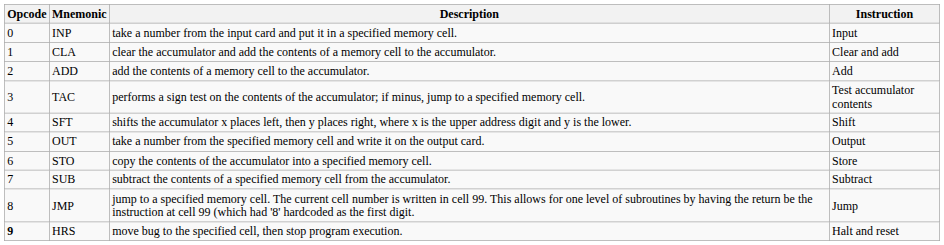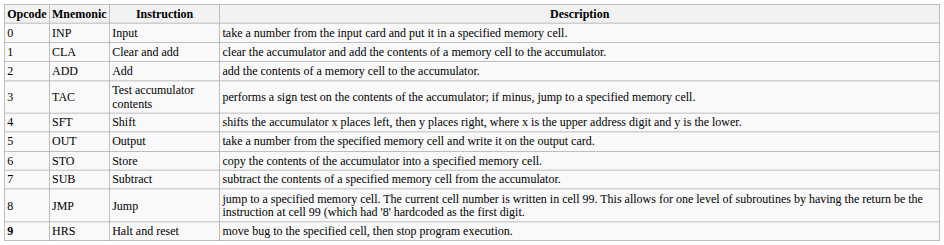columns swapped: (884, 14) <-> (469, 14)
